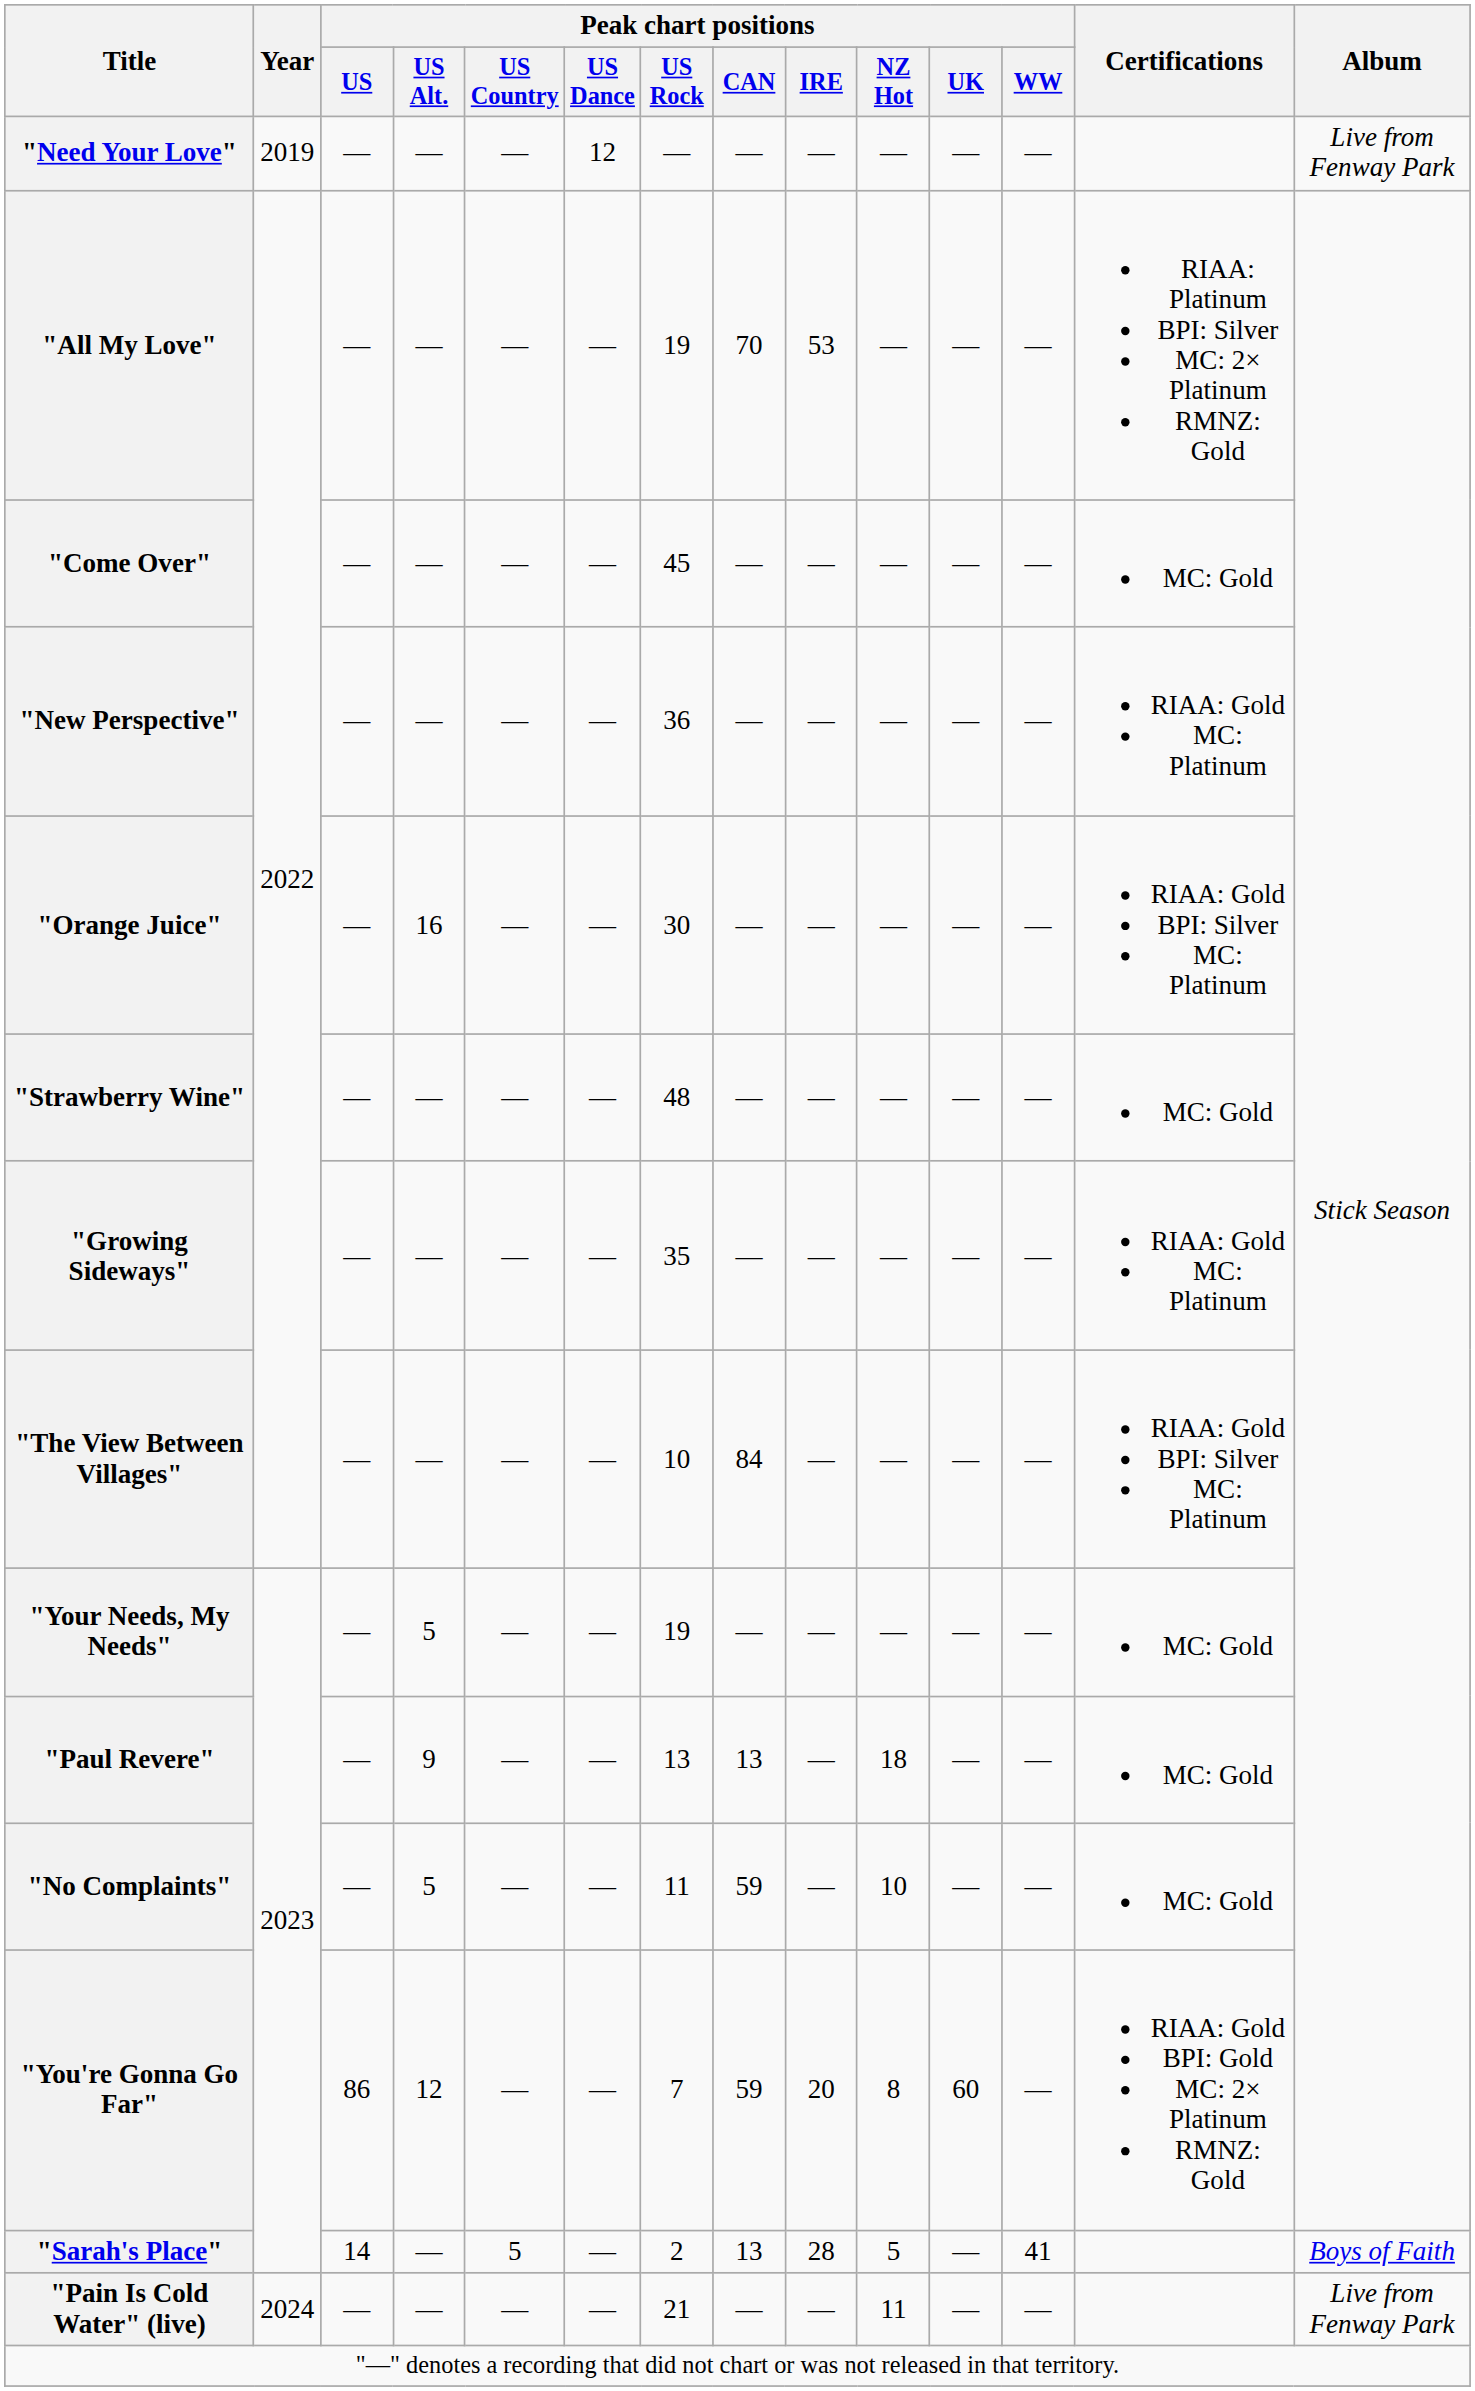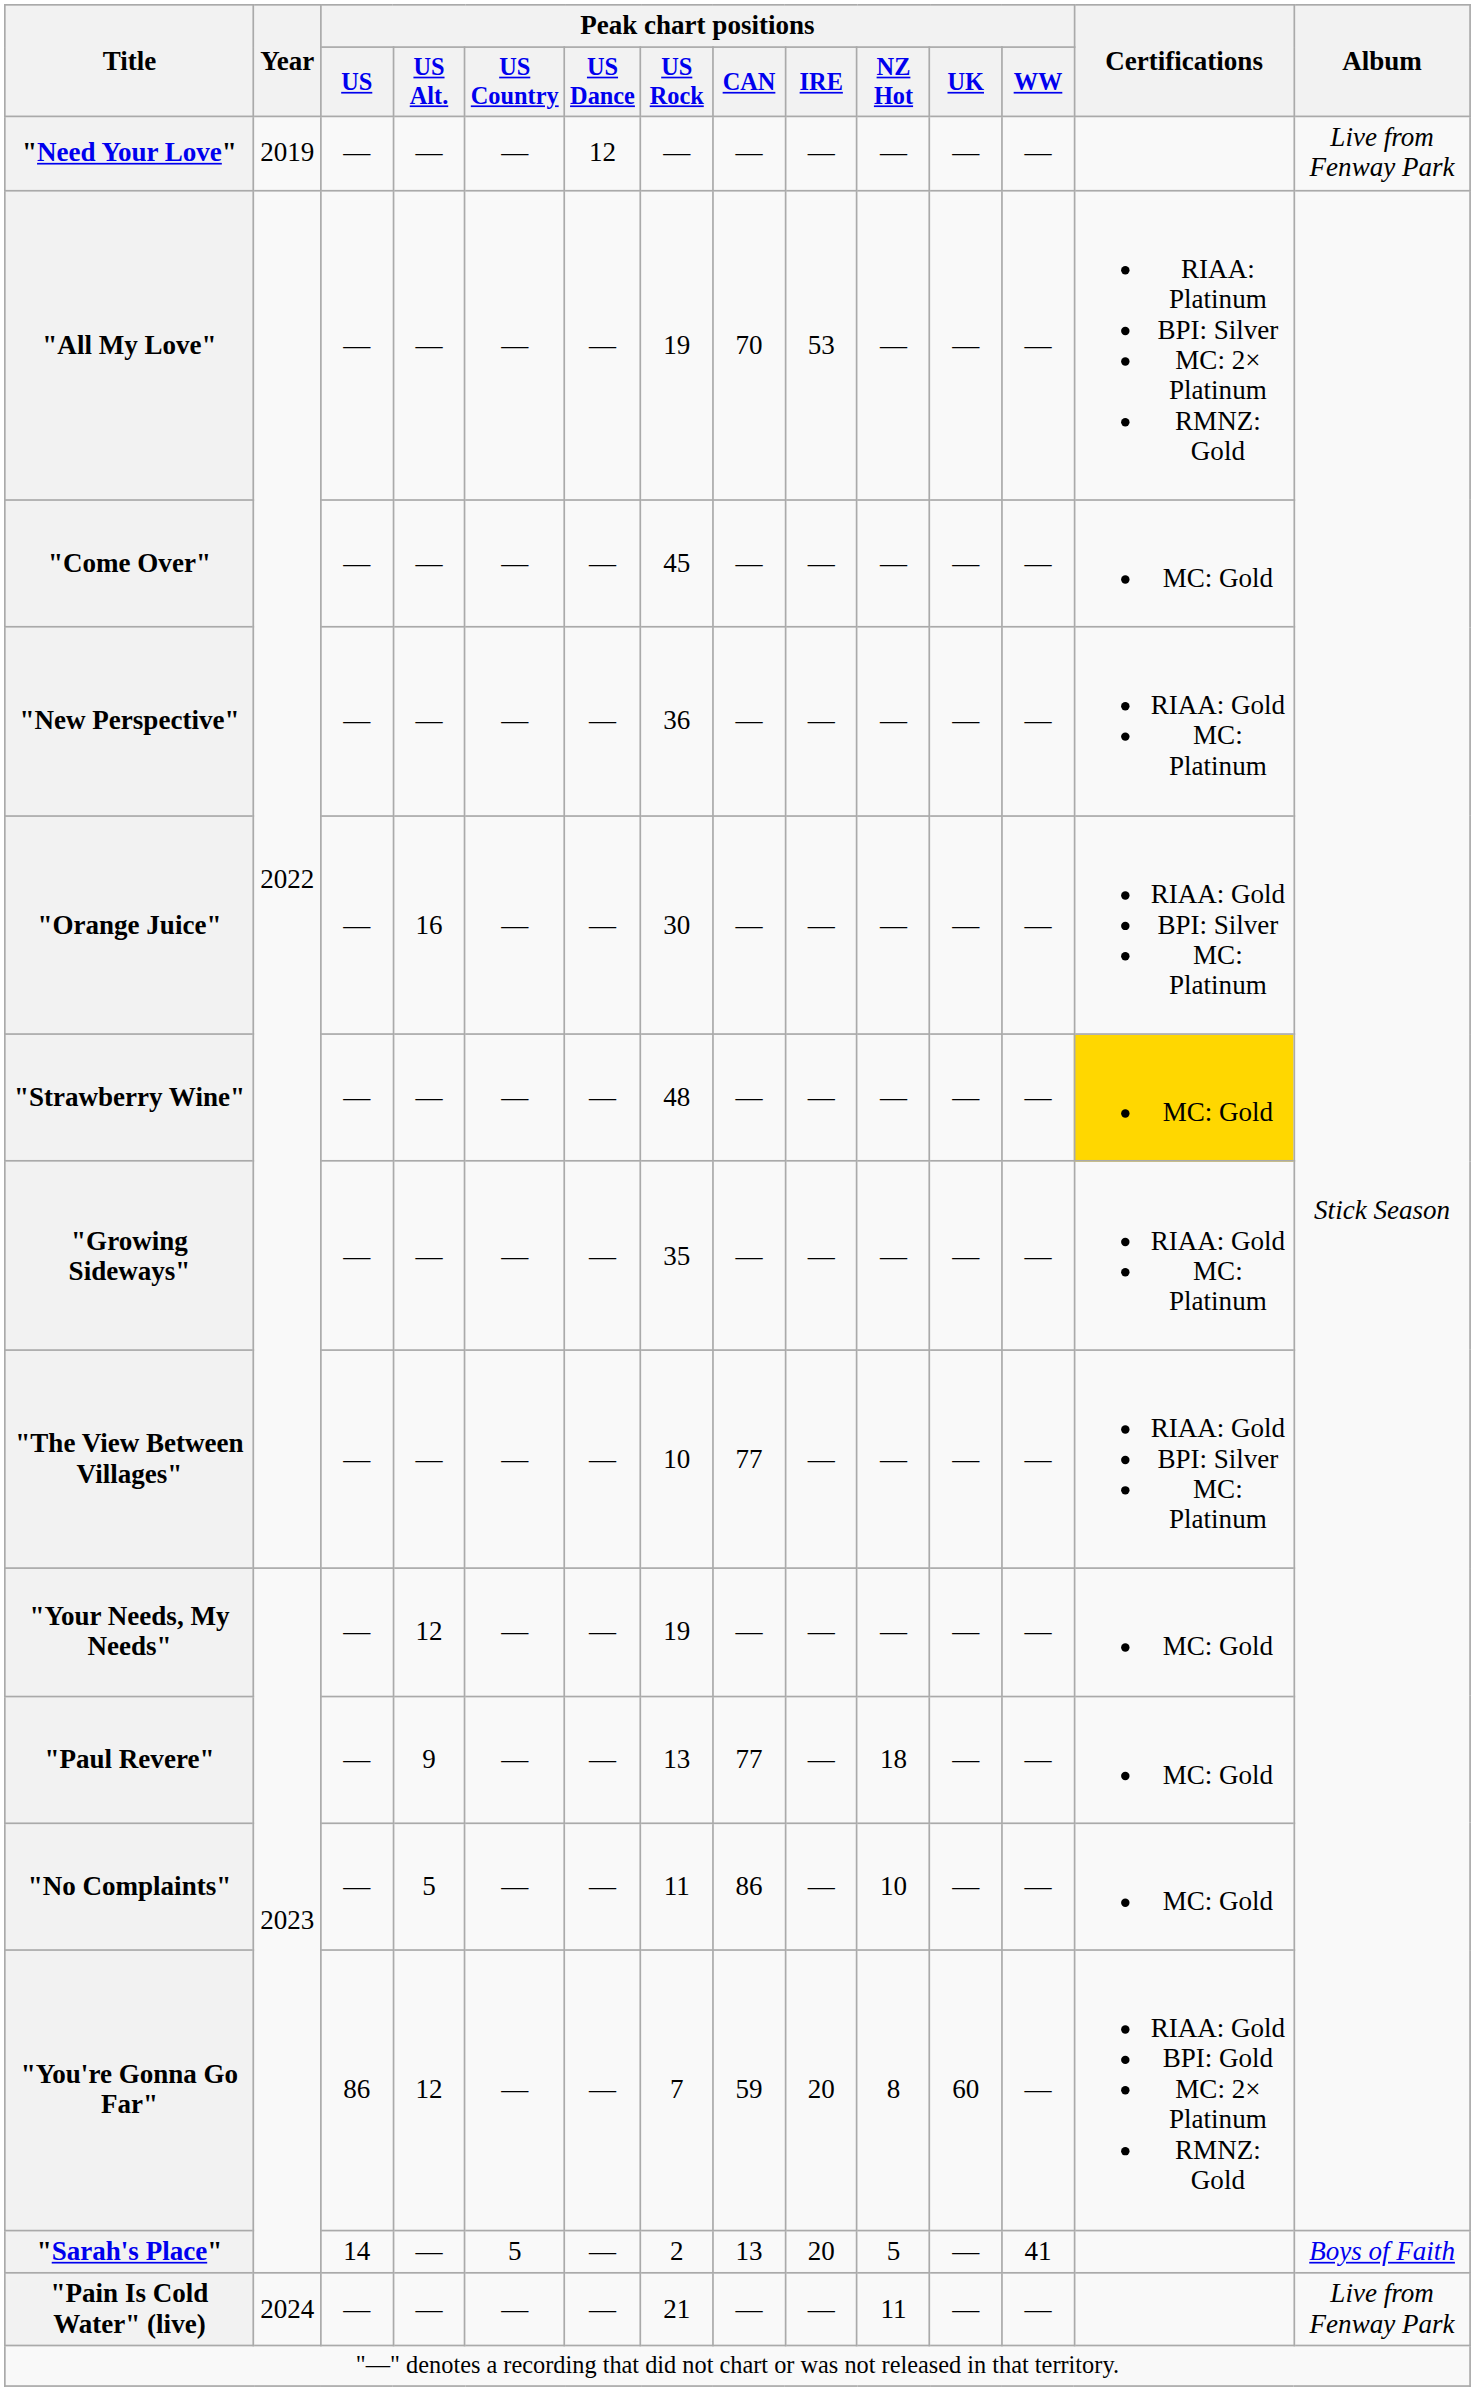(1184, 1113) no background -> (1184, 1113) gold background
(749, 1458) 84 -> (749, 1458) 77
(429, 1631) 5 -> (429, 1631) 12
(749, 1759) 13 -> (749, 1759) 77
(749, 1886) 59 -> (749, 1886) 86
(821, 2251) 28 -> (821, 2251) 20
